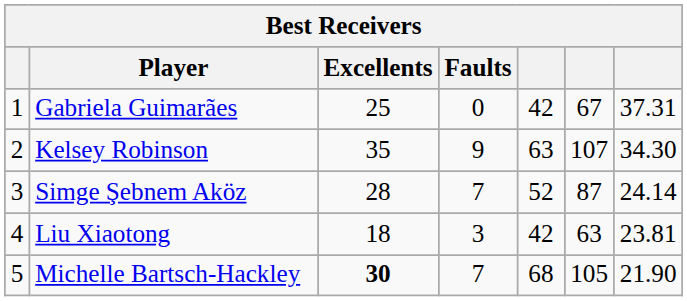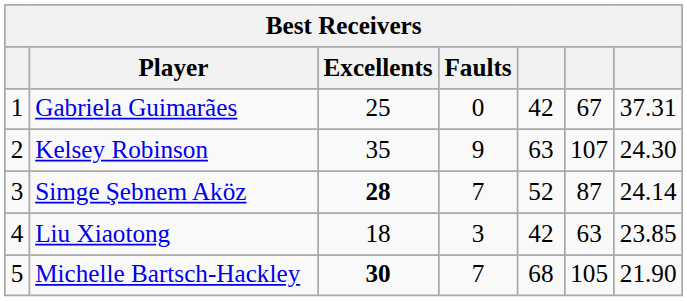(648, 150) 34.30 -> (648, 150) 24.30
(378, 191) normal -> (378, 191) bold
(648, 233) 23.81 -> (648, 233) 23.85
